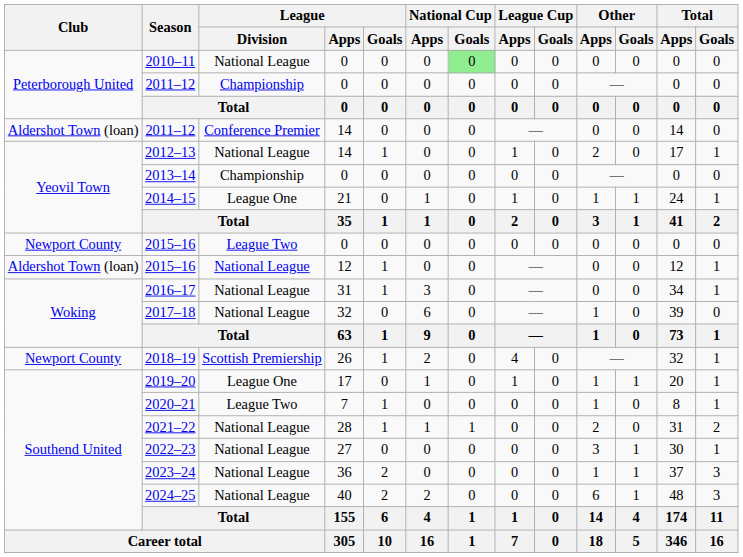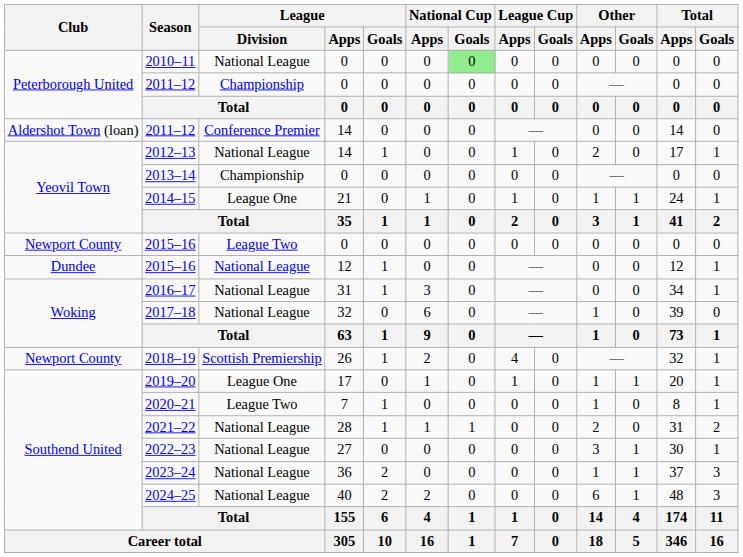(73, 267) Aldershot Town (loan) -> (73, 267) Dundee
